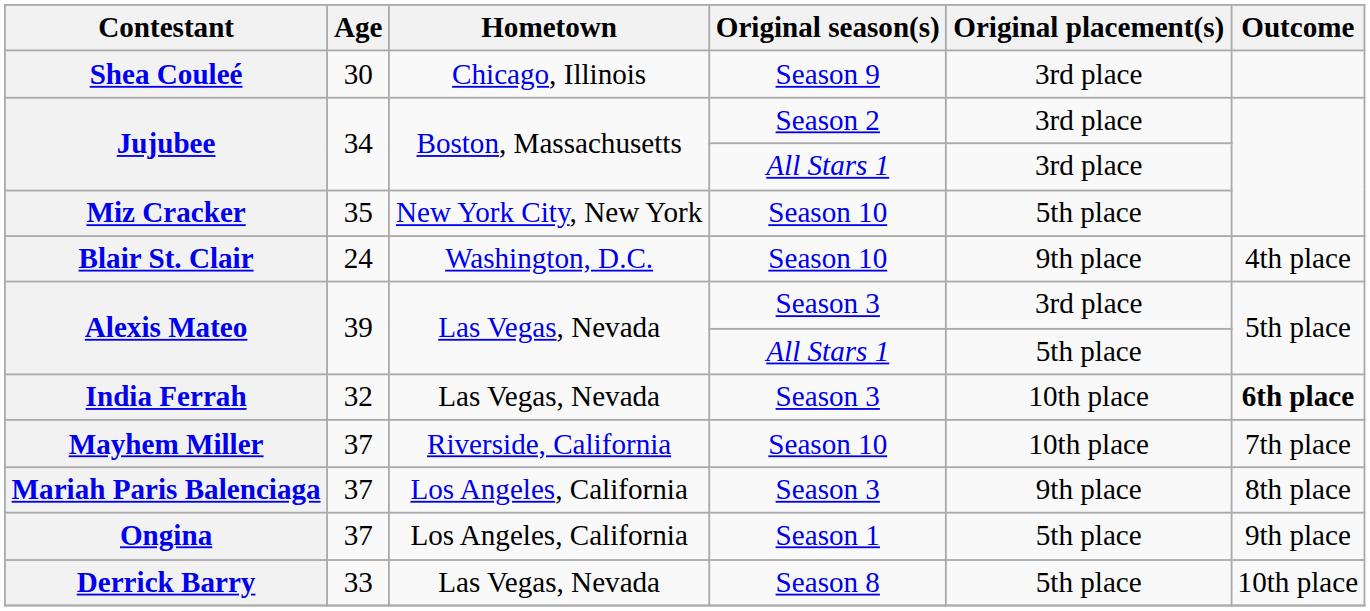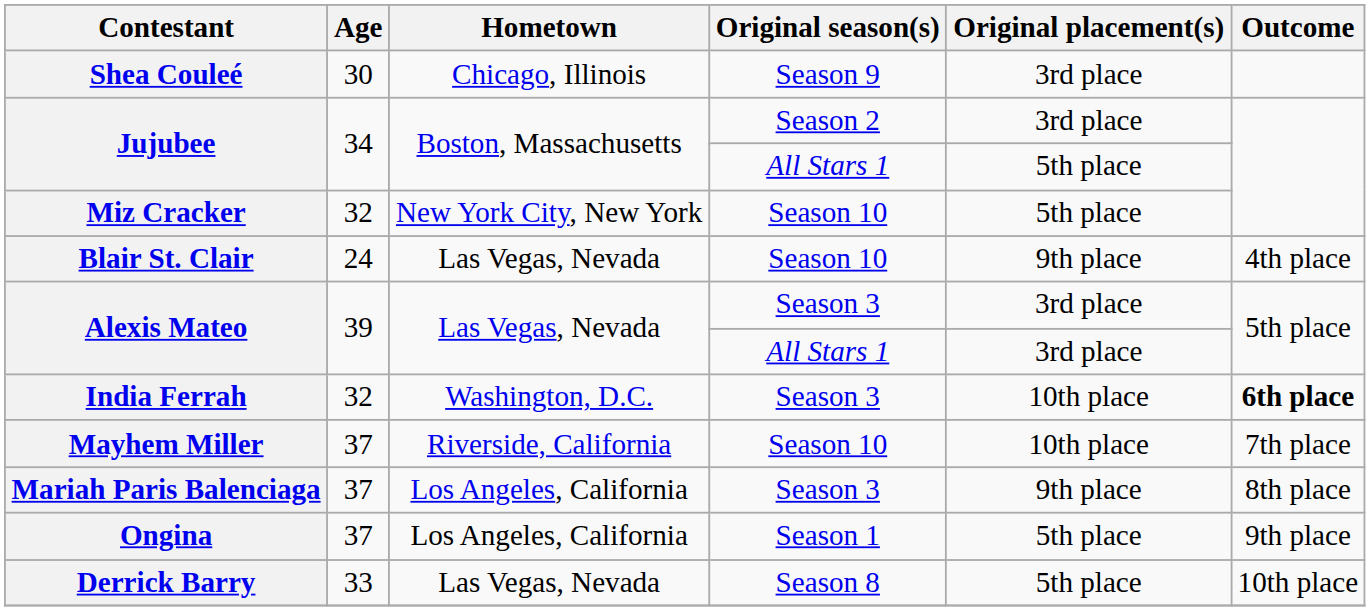(1089, 166) 3rd place -> (1089, 166) 5th place
(358, 212) 35 -> (358, 212) 32
(549, 258) Washington, D.C. -> (549, 258) Las Vegas, Nevada
(1089, 350) 5th place -> (1089, 350) 3rd place
(549, 397) Las Vegas, Nevada -> (549, 397) Washington, D.C.
